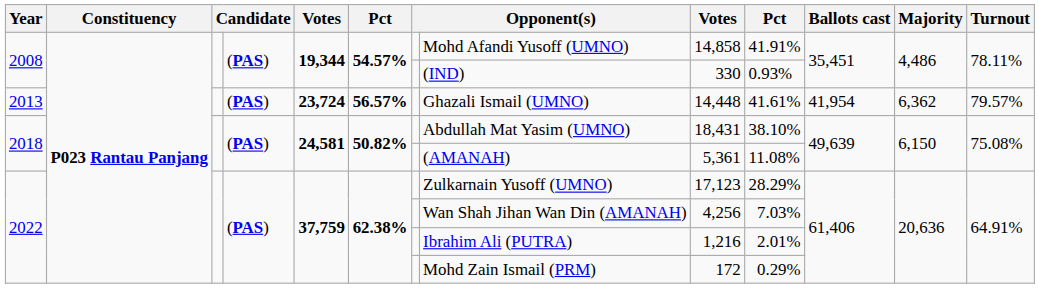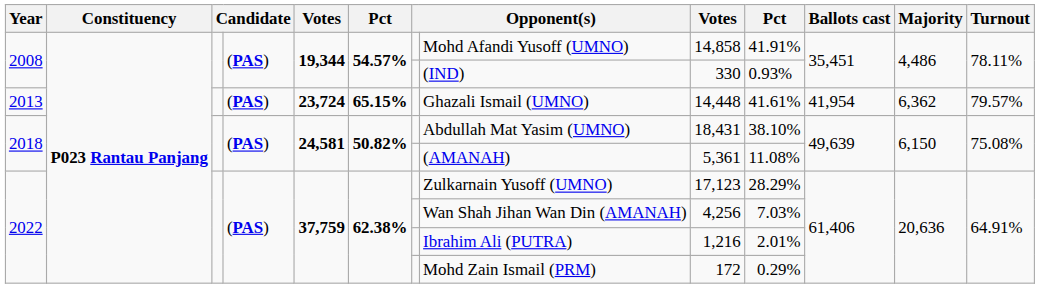(380, 101) 56.57% -> (380, 101) 65.15%
